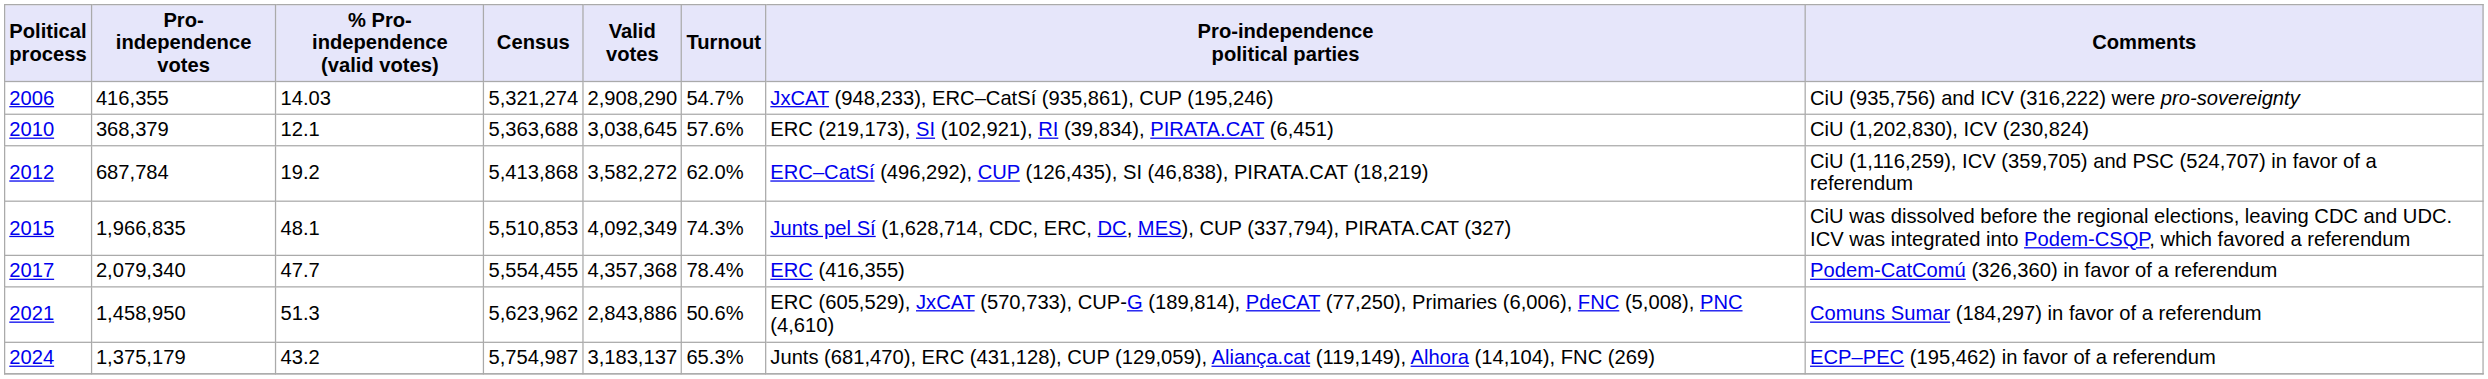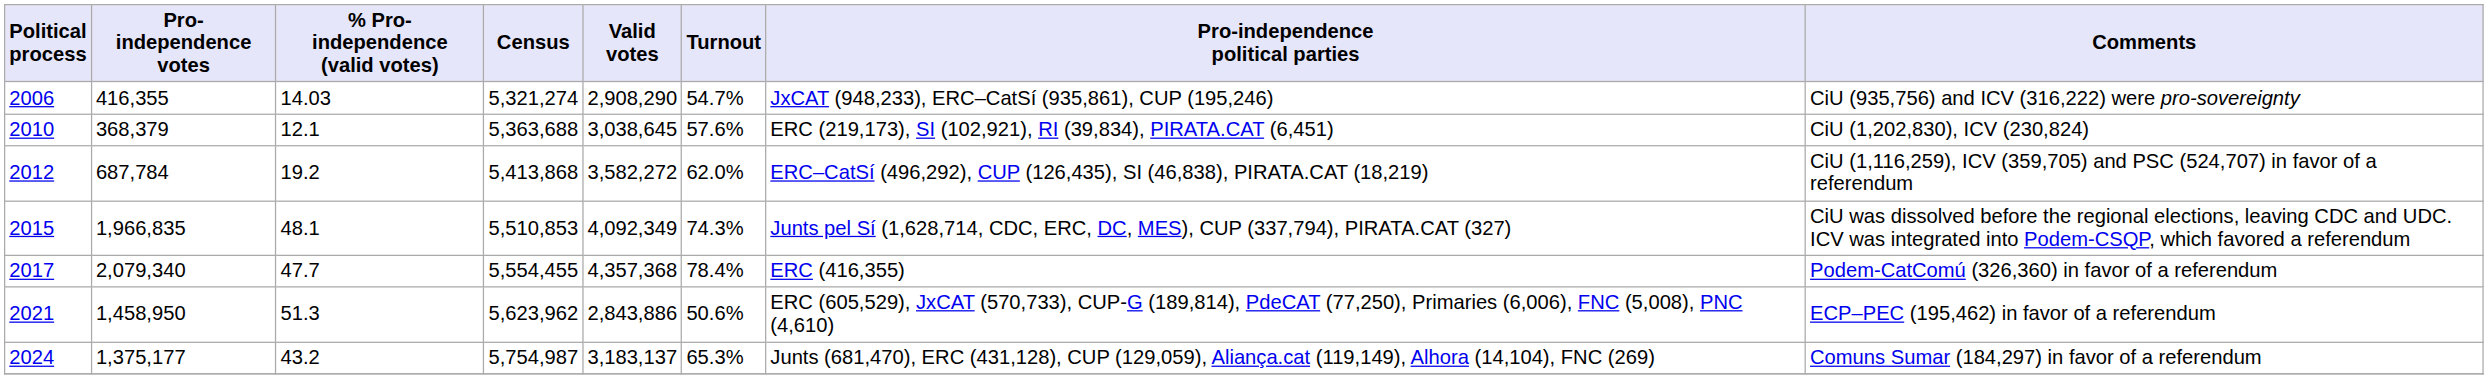(2036, 314) Comuns Sumar (184,297) in favor of a referendum -> (2013, 314) ECP–PEC (195,462) in favor of a referendum
(141, 357) 1,375,179 -> (141, 357) 1,375,177
(2013, 357) ECP–PEC (195,462) in favor of a referendum -> (2036, 357) Comuns Sumar (184,297) in favor of a referendum
